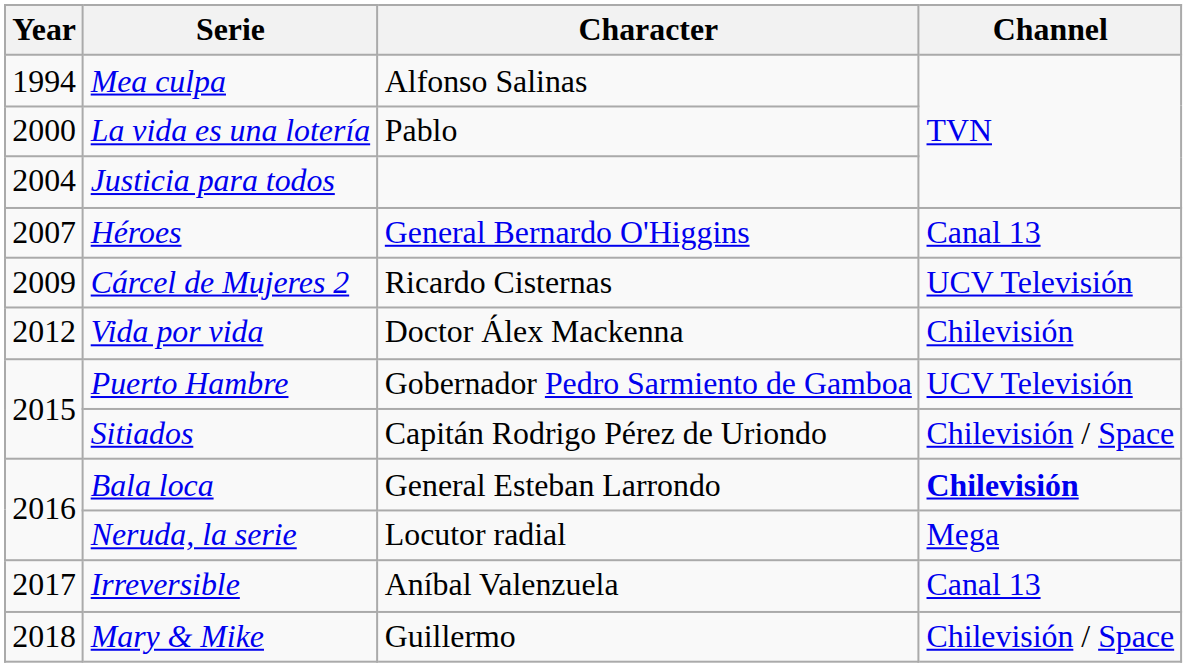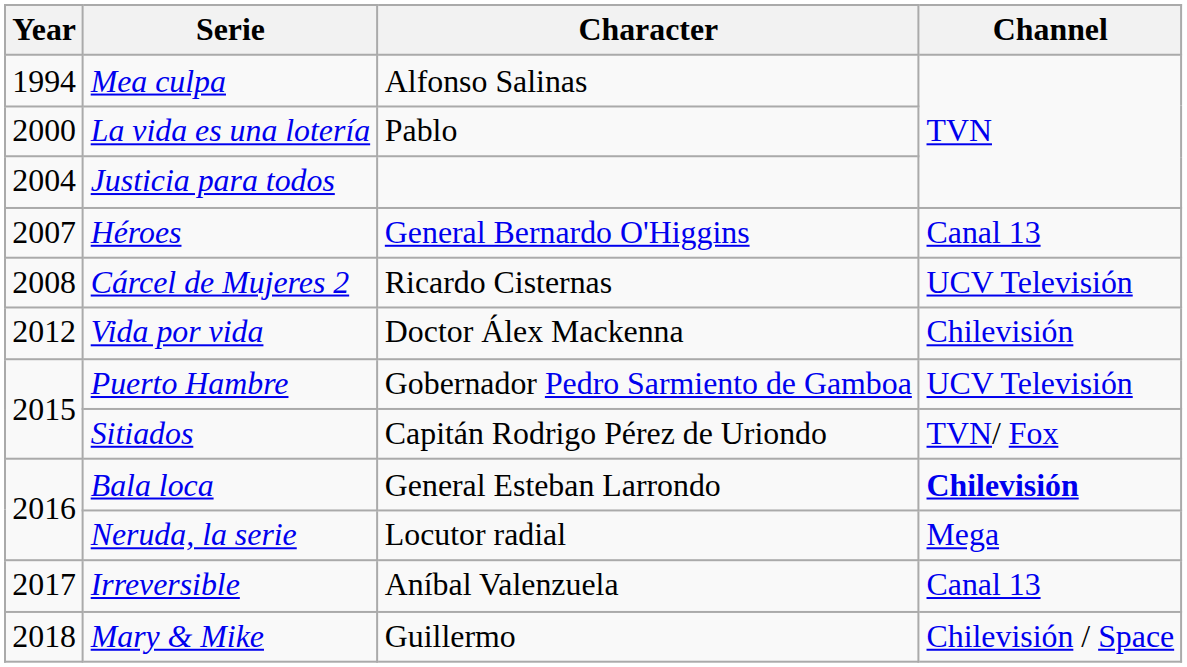(44, 282) 2009 -> (44, 282) 2008
(1050, 433) Chilevisión / Space -> (992, 433) TVN/ Fox
